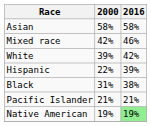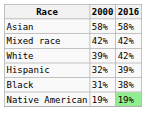(131, 41) 46% -> (126, 41) 42%
(105, 70) 22% -> (100, 70) 32%
- row: (50, 99)
